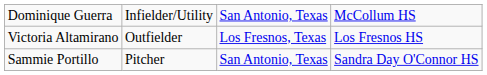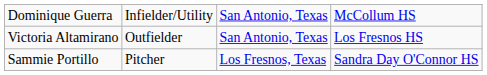(273, 37) Los Fresnos, Texas -> (274, 37) San Antonio, Texas
(274, 59) San Antonio, Texas -> (273, 59) Los Fresnos, Texas
